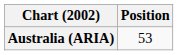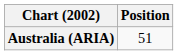(145, 38) 53 -> (145, 38) 51
